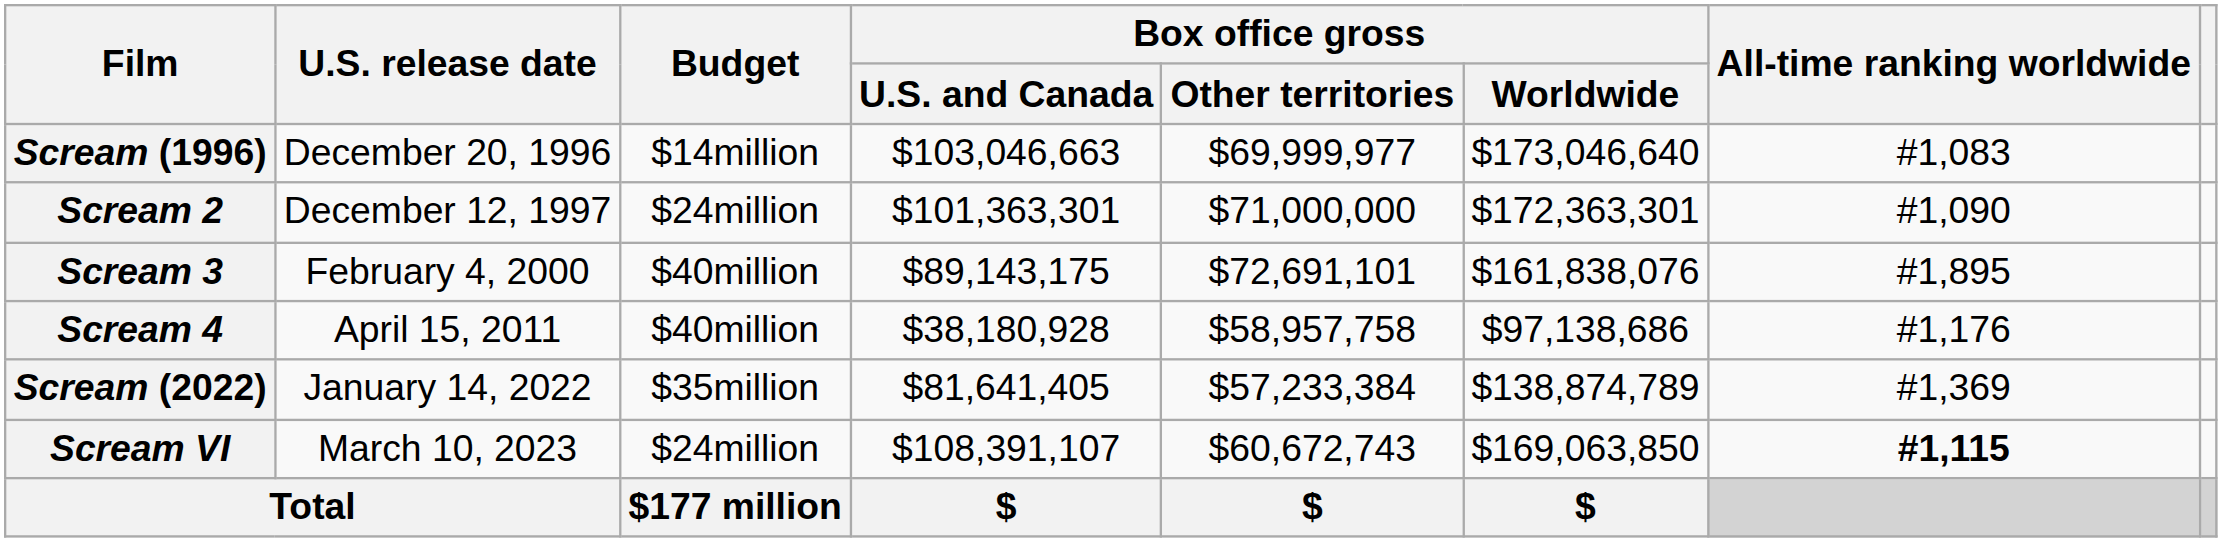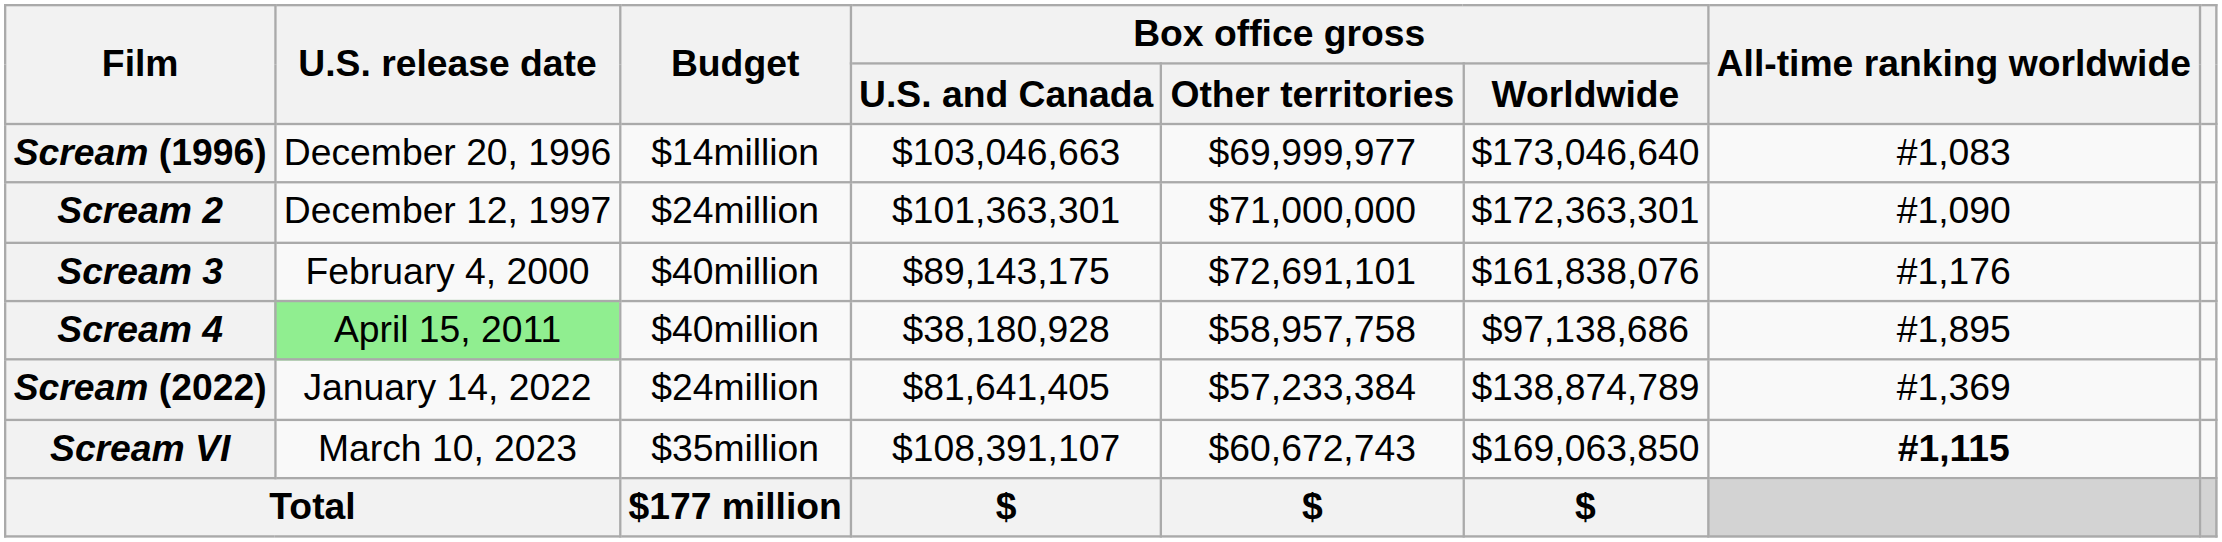(1954, 270) #1,895 -> (1954, 270) #1,176
(448, 329) no background -> (448, 329) lightgreen background
(1954, 329) #1,176 -> (1954, 329) #1,895
(735, 388) $35million -> (735, 388) $24million
(735, 447) $24million -> (735, 447) $35million
